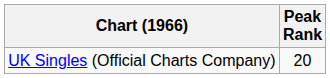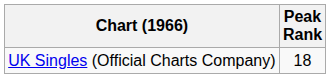(302, 60) 20 -> (302, 60) 18
